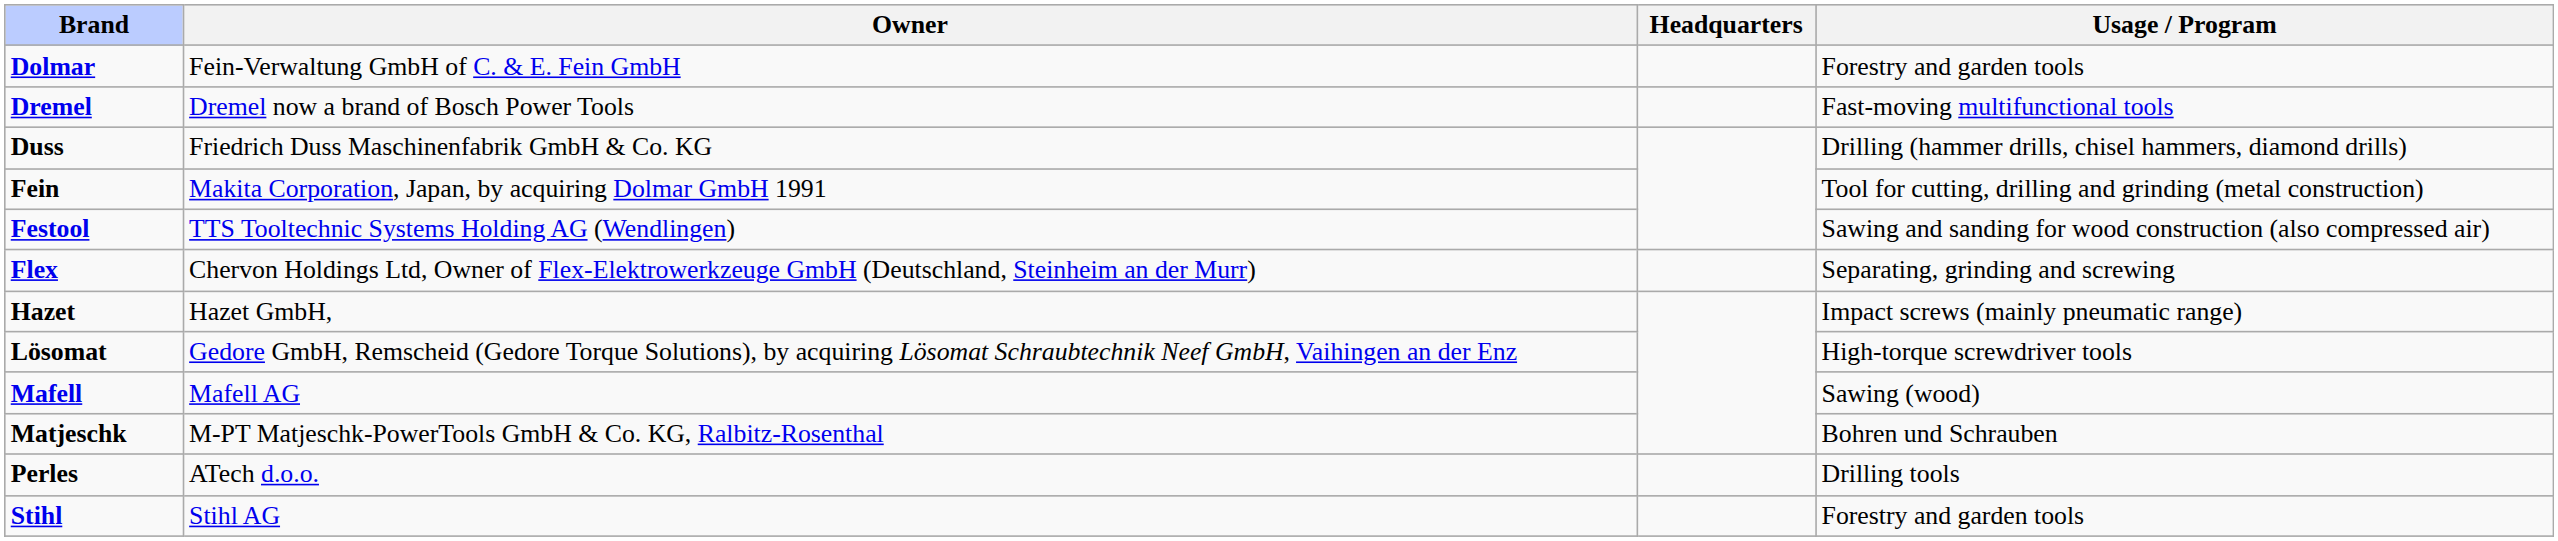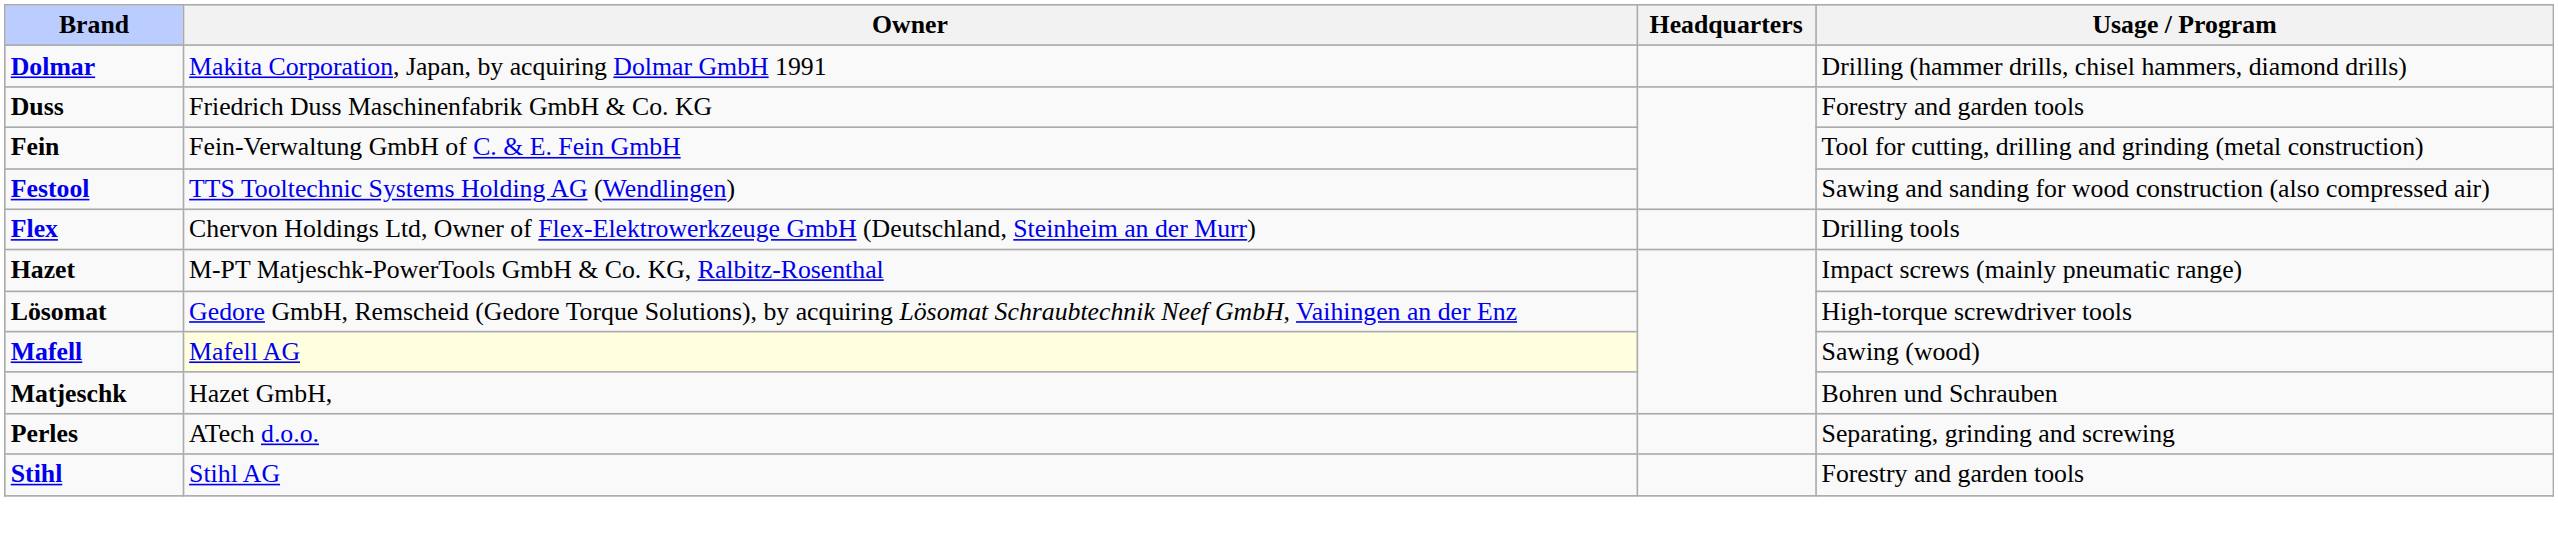(435, 65) Fein-Verwaltung GmbH of C. & E. Fein GmbH -> (508, 65) Makita Corporation, Japan, by acquiring Dolmar GmbH 1991
(1953, 65) Forestry and garden tools -> (2114, 65) Drilling (hammer drills, chisel hammers, diamond drills)
- row: (51, 106)
(2114, 147) Drilling (hammer drills, chisel hammers, diamond drills) -> (1953, 106) Forestry and garden tools
(508, 188) Makita Corporation, Japan, by acquiring Dolmar GmbH 1991 -> (435, 147) Fein-Verwaltung GmbH of C. & E. Fein GmbH
(1998, 270) Separating, grinding and screwing -> (1891, 229) Drilling tools
(261, 310) Hazet GmbH, -> (536, 270) M-PT Matjeschk-PowerTools GmbH & Co. KG, Ralbitz-Rosenthal
(245, 392) no background -> (245, 351) lightyellow background
(536, 433) M-PT Matjeschk-PowerTools GmbH & Co. KG, Ralbitz-Rosenthal -> (261, 392) Hazet GmbH,
(1891, 474) Drilling tools -> (1998, 433) Separating, grinding and screwing
